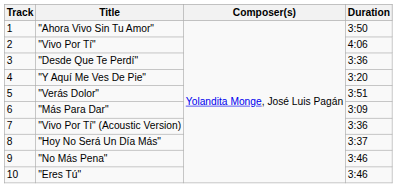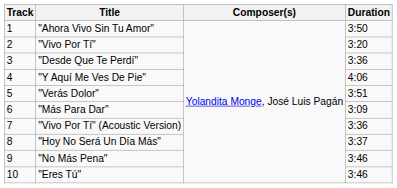(358, 45) 4:06 -> (358, 45) 3:20
(358, 77) 3:20 -> (358, 77) 4:06
